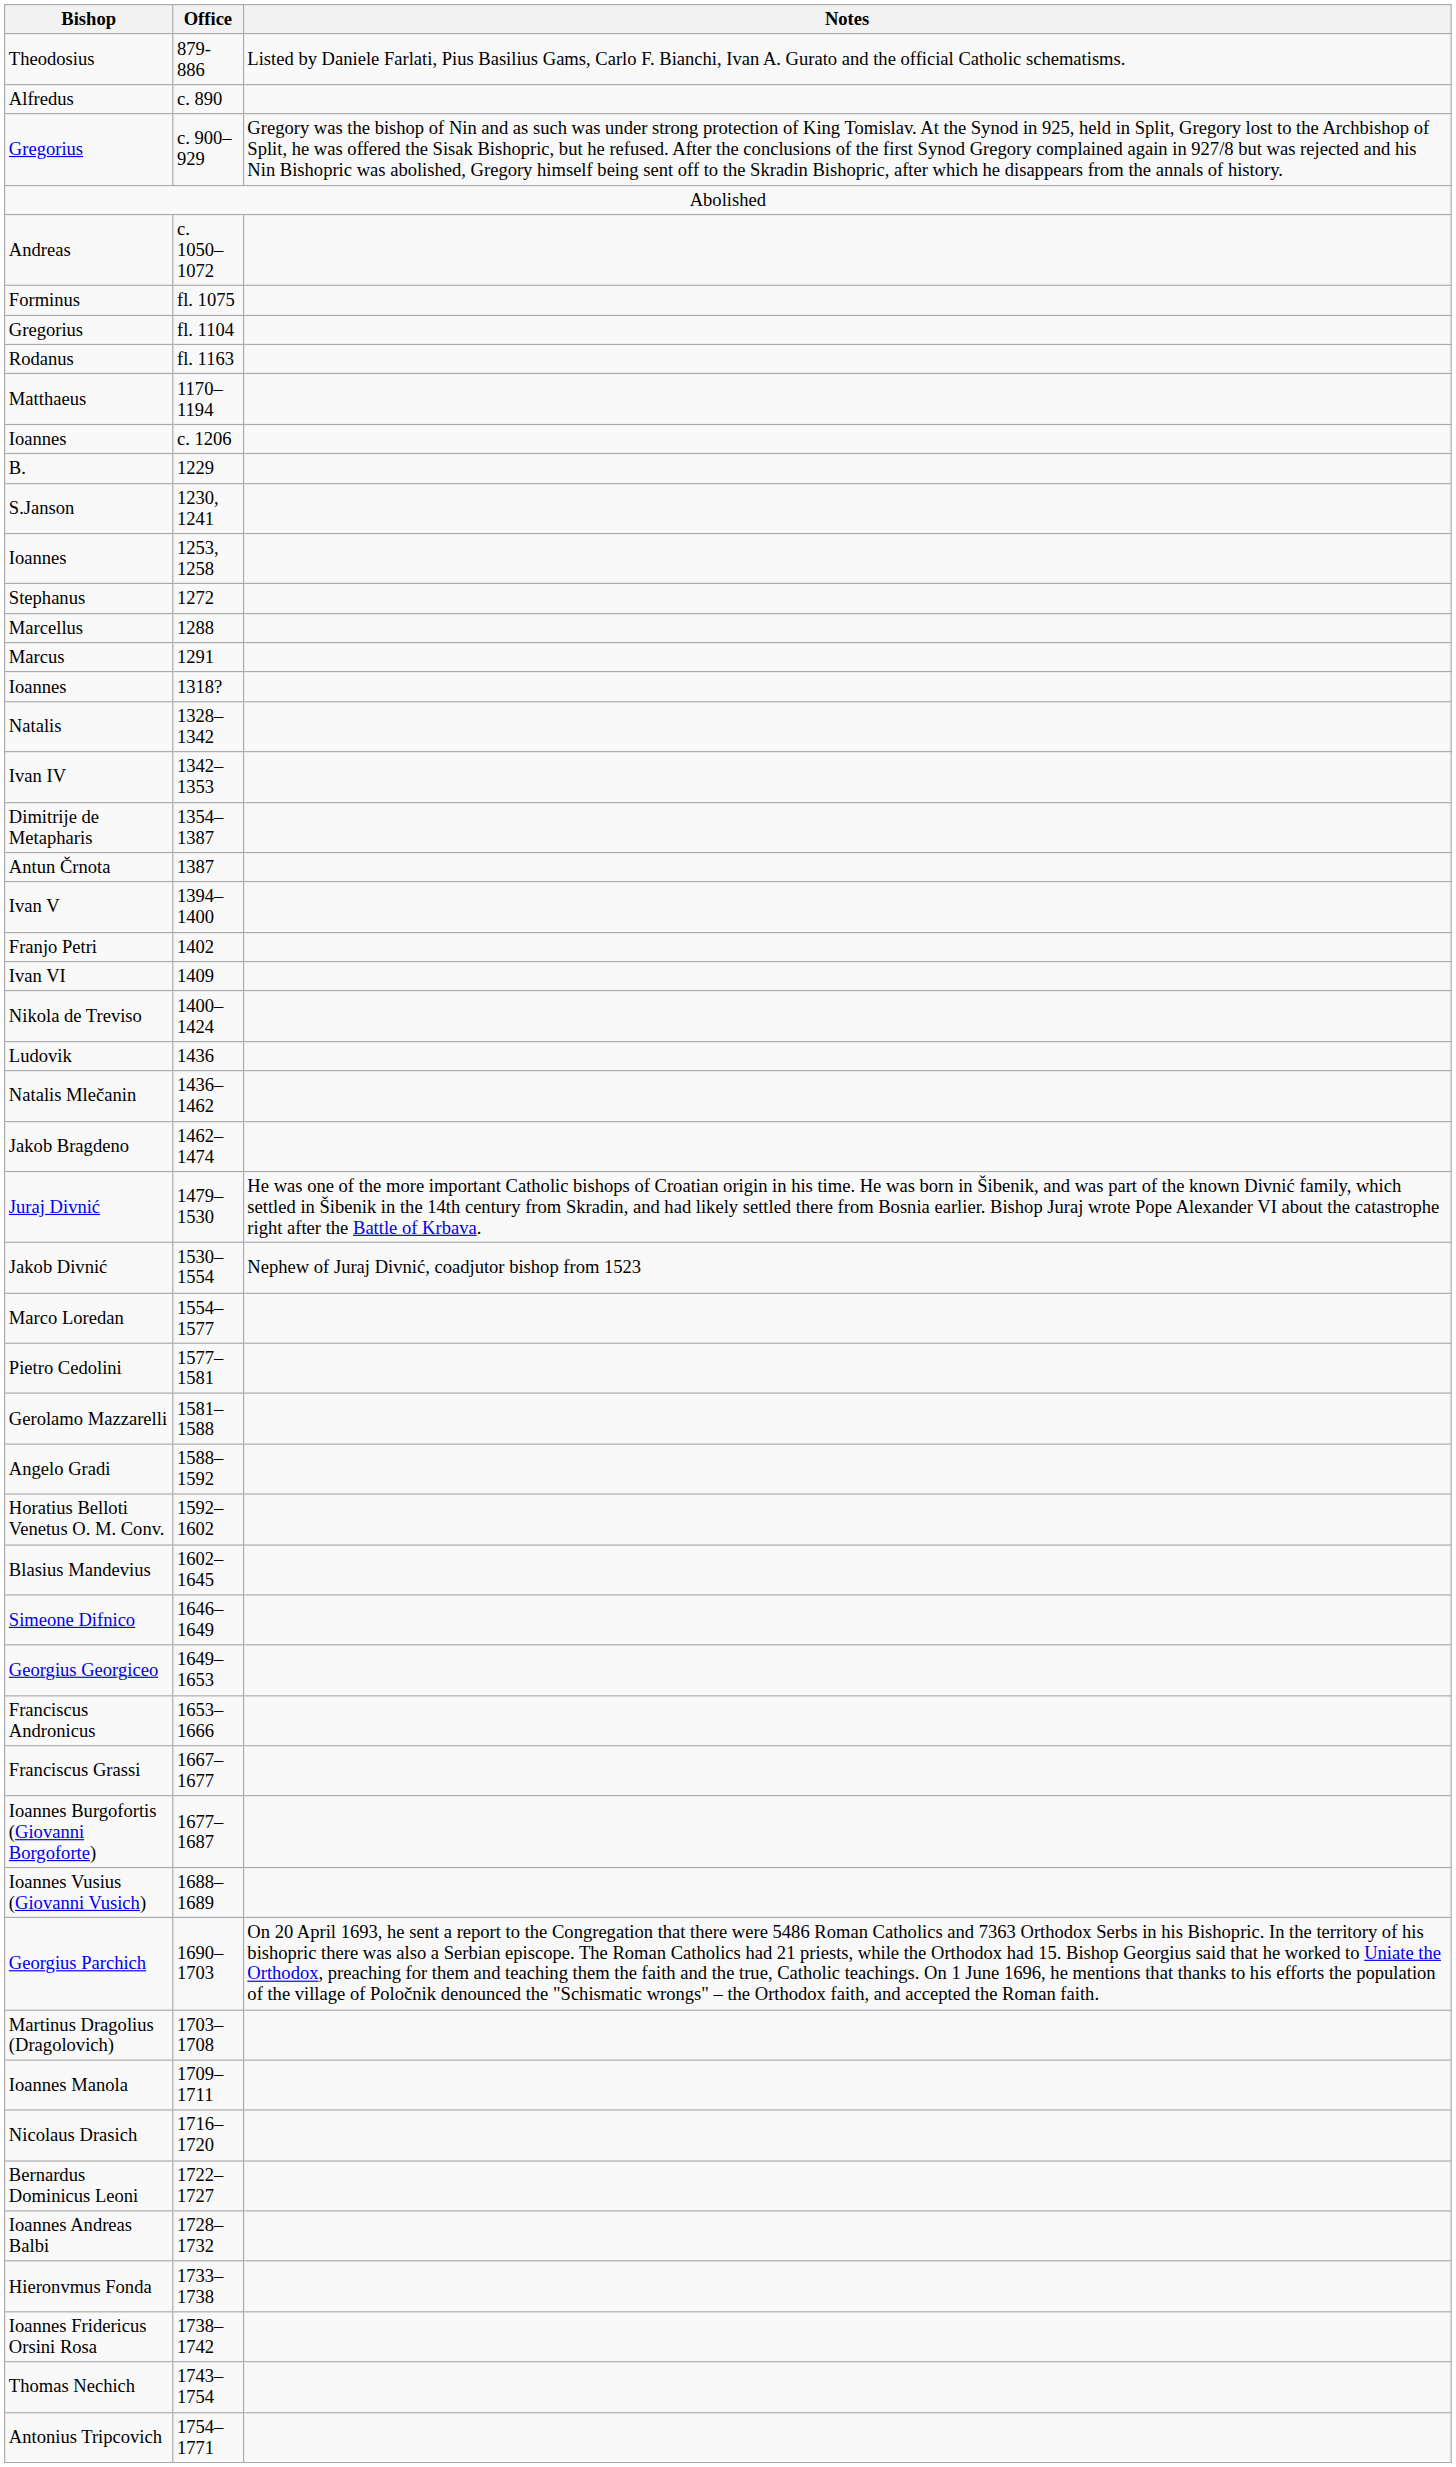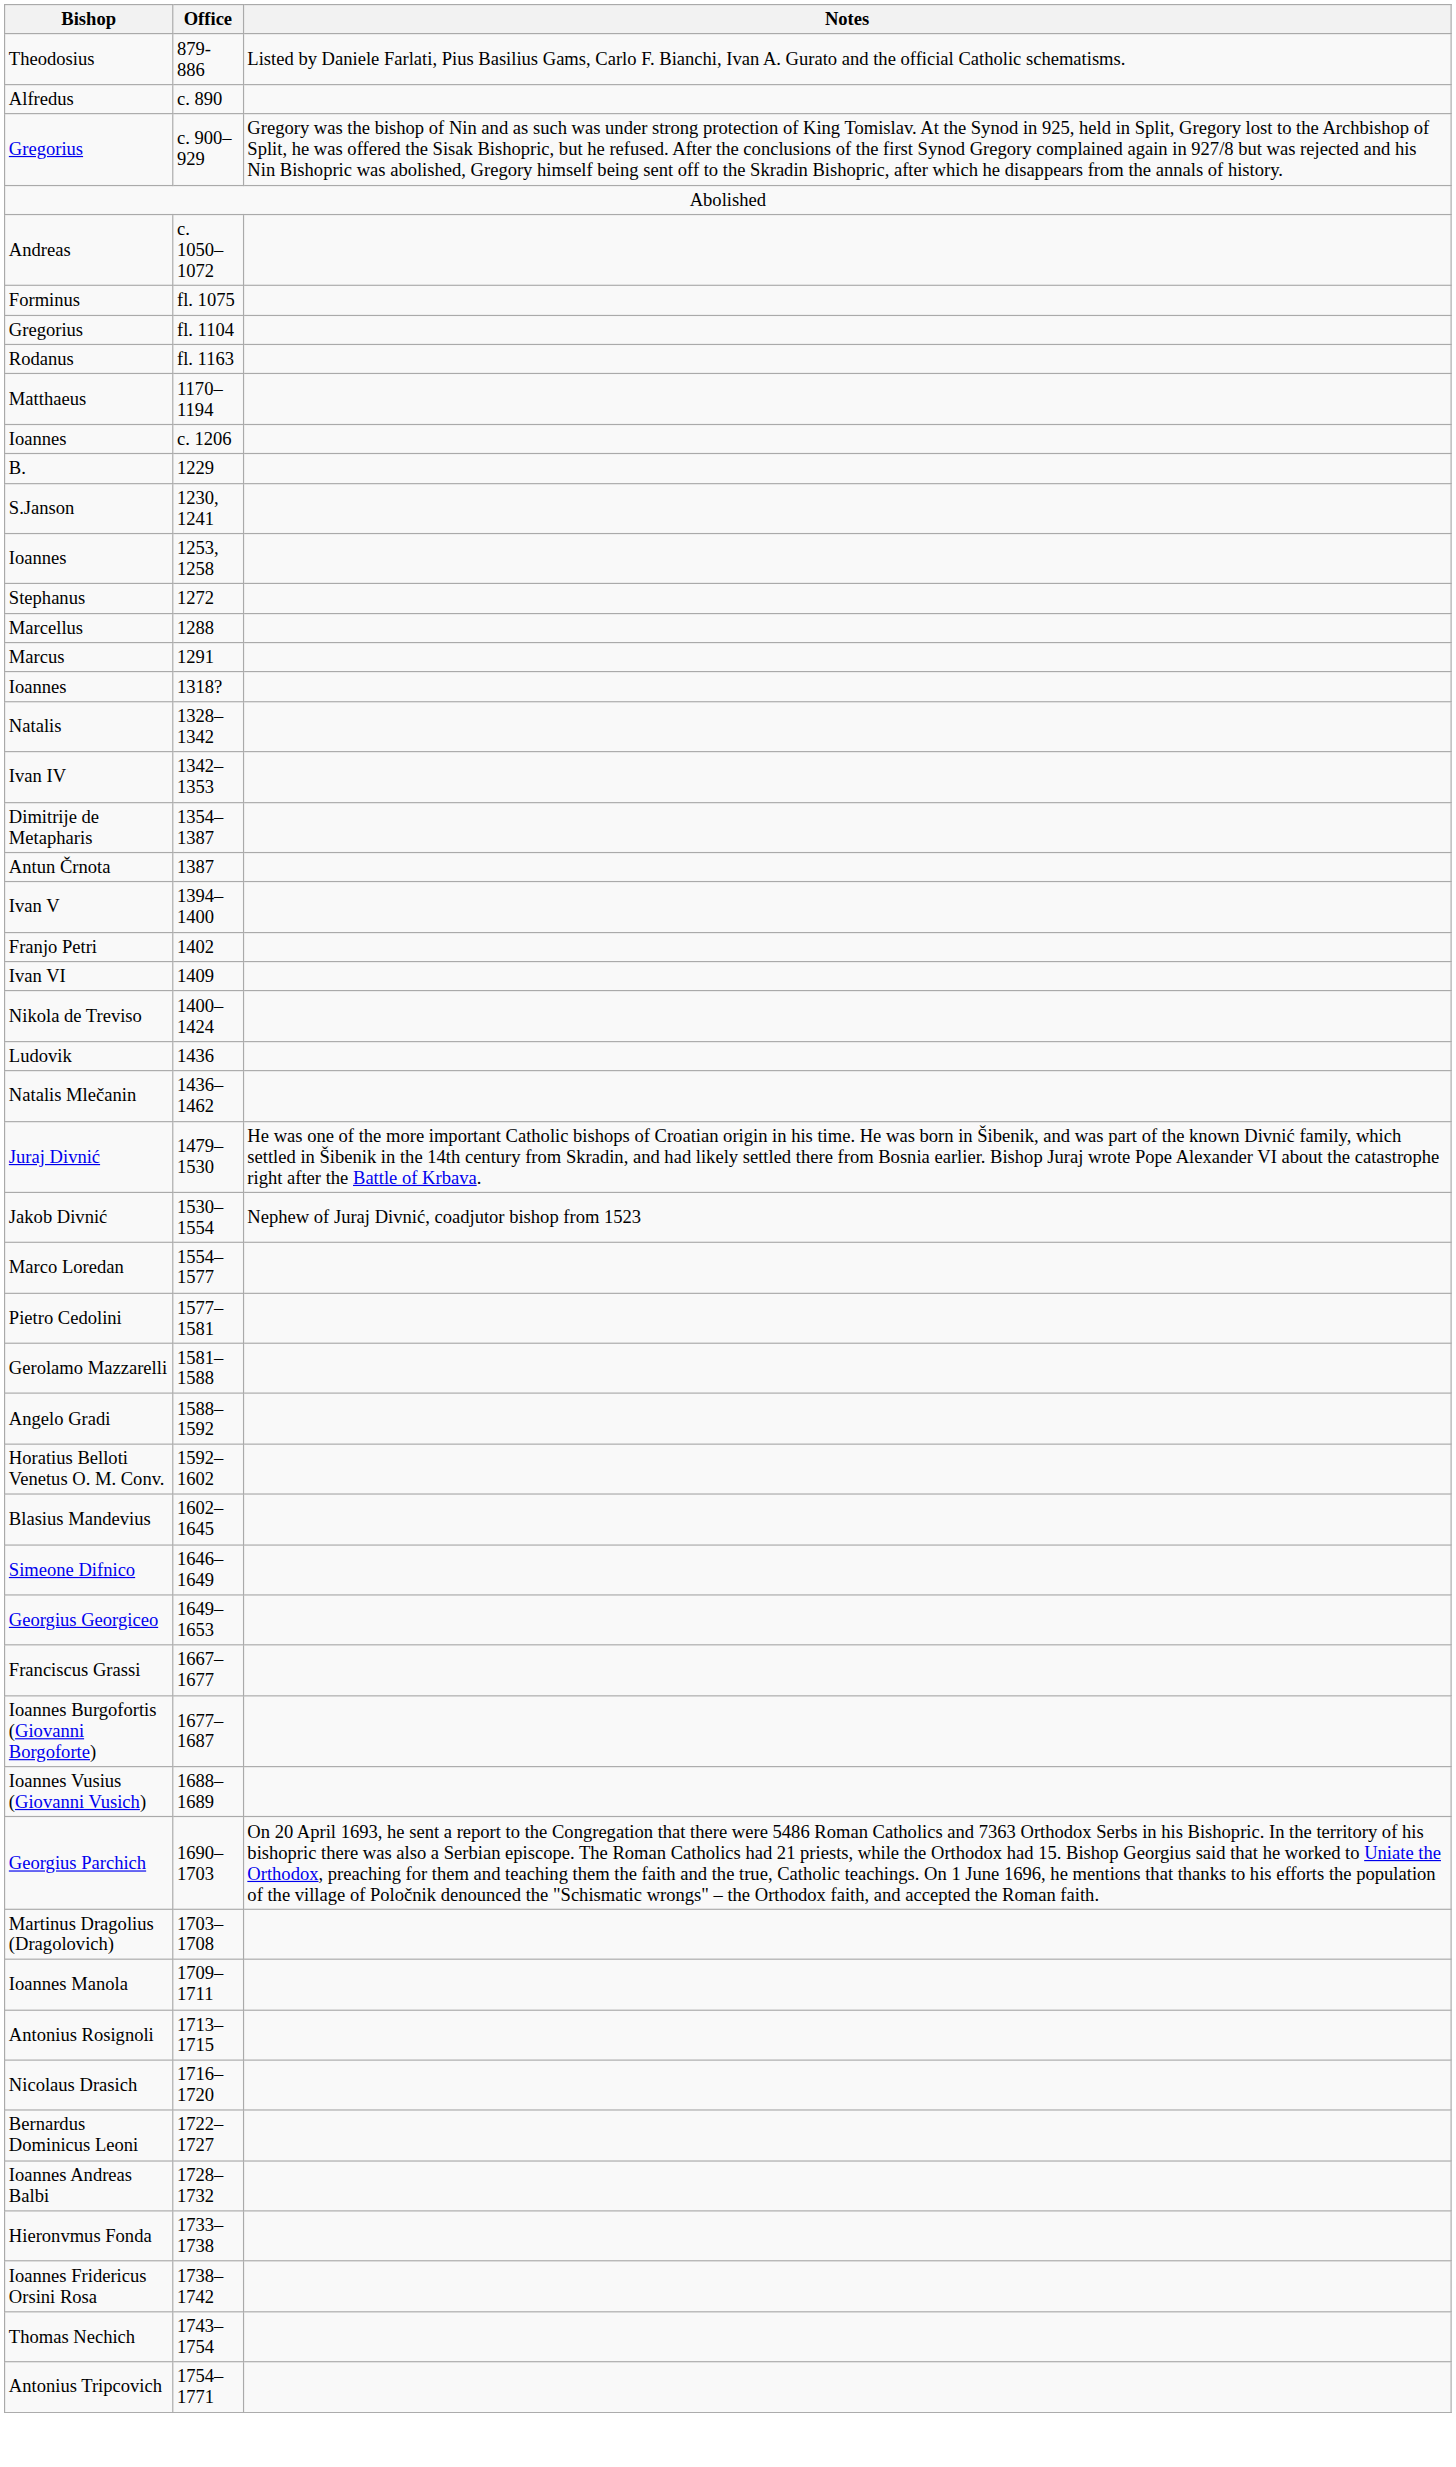- row: (69, 1146)
- row: (52, 1720)
+ row: (81, 2034)
